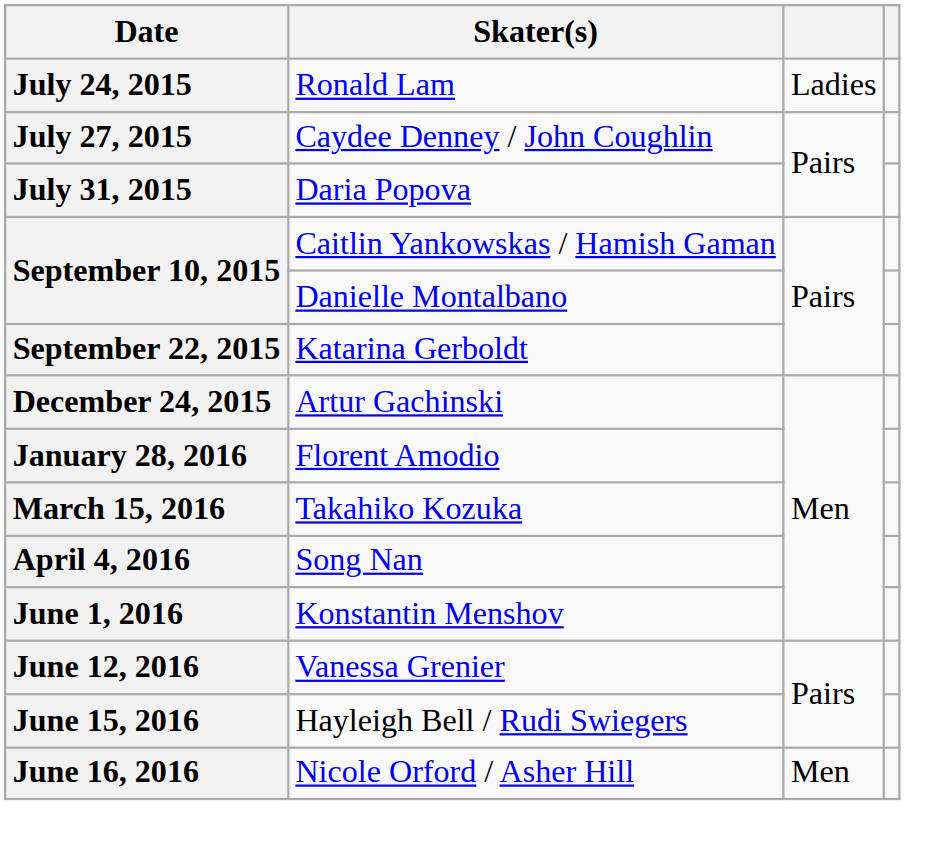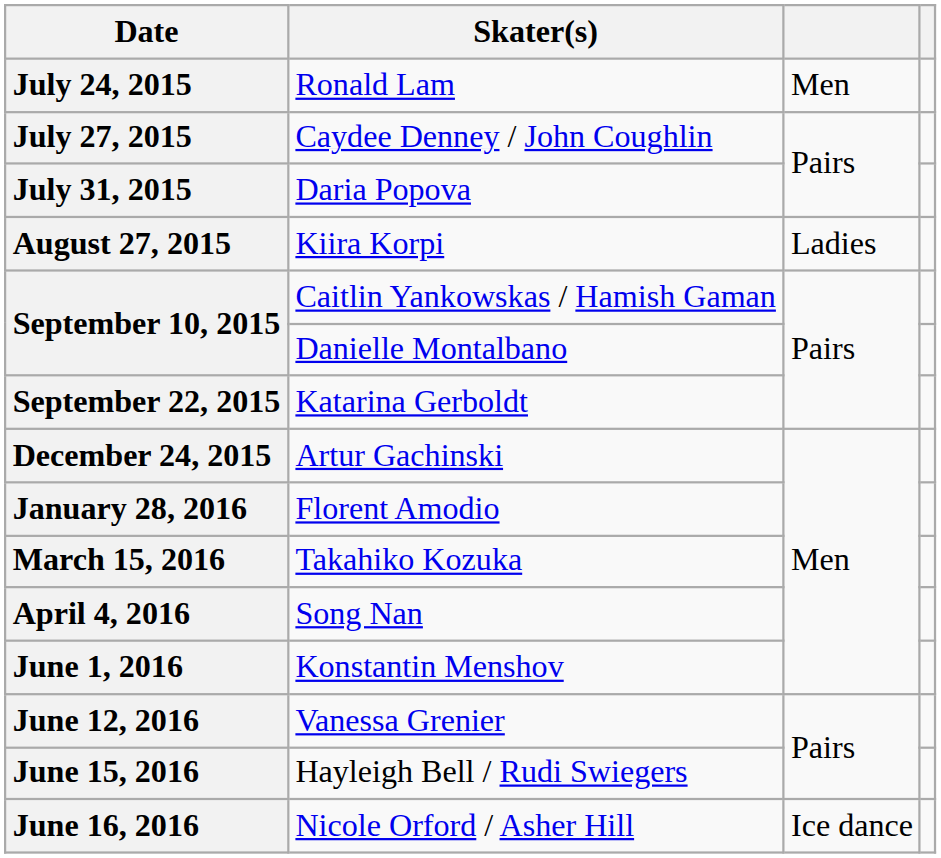(834, 84) Ladies -> (820, 84) Men
+ row: (122, 243)
(820, 772) Men -> (852, 825) Ice dance
